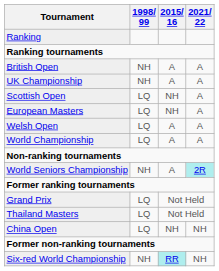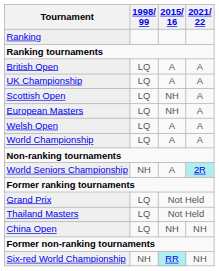(144, 66) NH -> (144, 66) LQ
(144, 81) NH -> (144, 81) LQ
